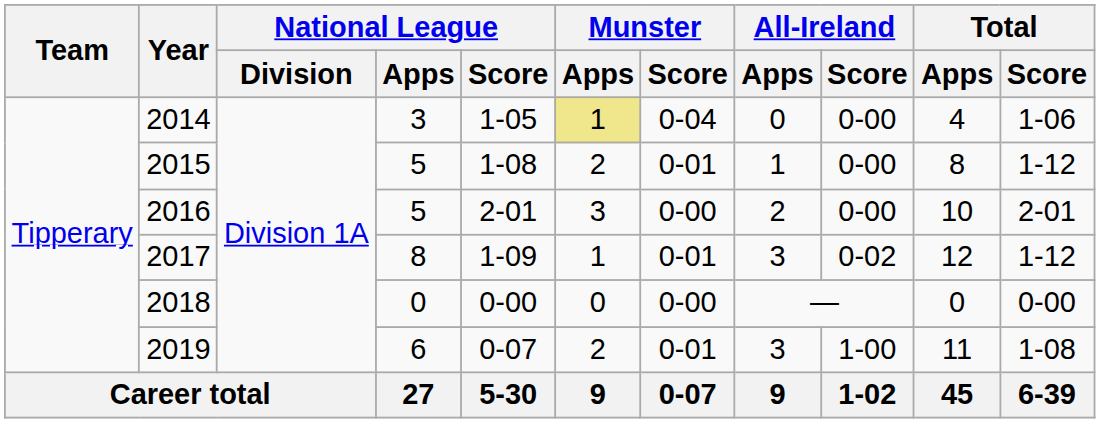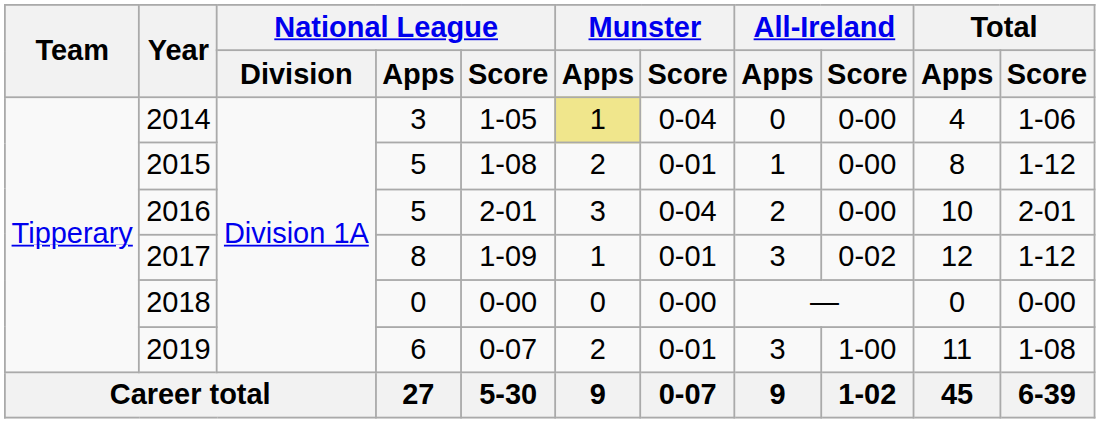(688, 211) 0-00 -> (688, 211) 0-04
